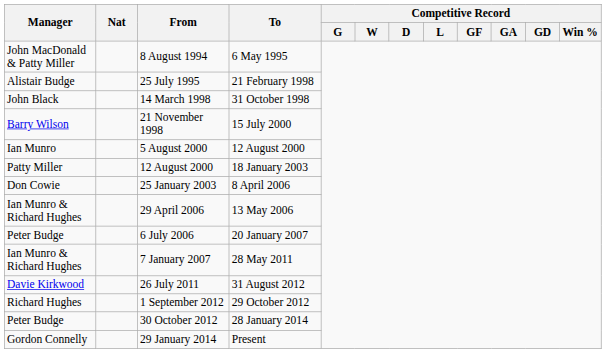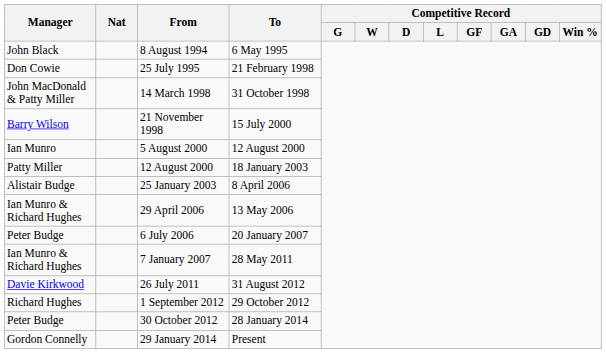(47, 56) John MacDonald & Patty Miller -> (33, 50) John Black
(41, 81) Alistair Budge -> (33, 68) Don Cowie
(33, 99) John Black -> (47, 93) John MacDonald & Patty Miller
(33, 185) Don Cowie -> (41, 185) Alistair Budge
